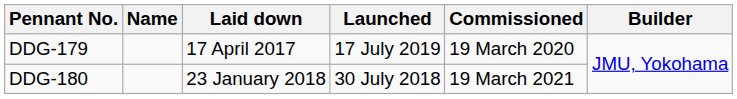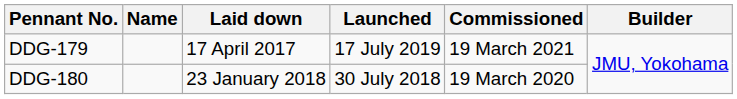(512, 49) 19 March 2020 -> (512, 49) 19 March 2021
(512, 78) 19 March 2021 -> (512, 78) 19 March 2020
